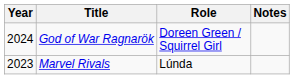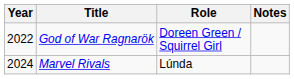(20, 39) 2024 -> (20, 39) 2022
(20, 64) 2023 -> (20, 64) 2024
